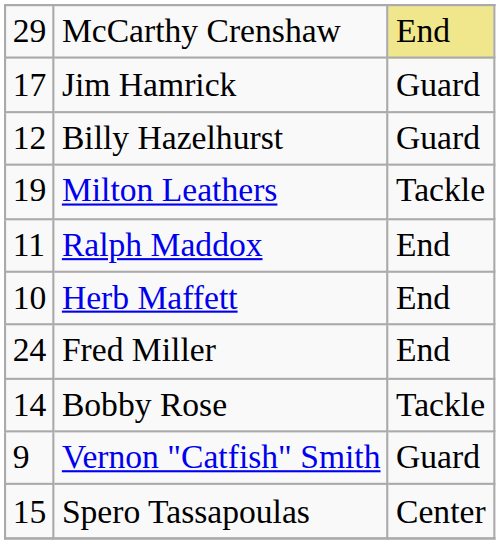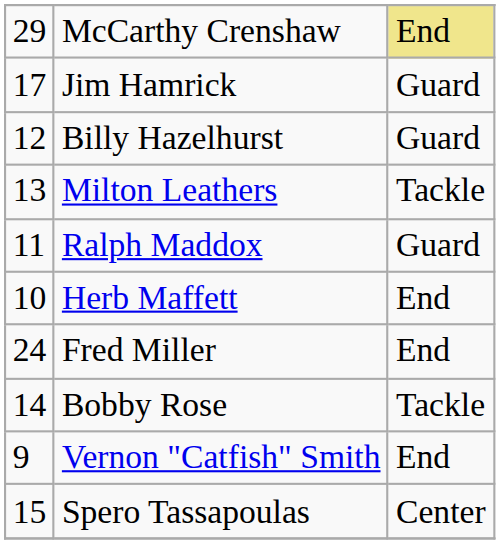(30, 191) 19 -> (30, 191) 13
(423, 244) End -> (438, 244) Guard
(438, 457) Guard -> (423, 457) End
